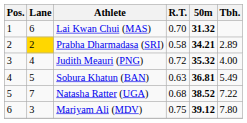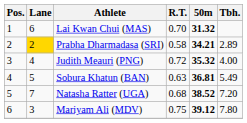(228, 93) 7.22 -> (228, 93) 7.20
